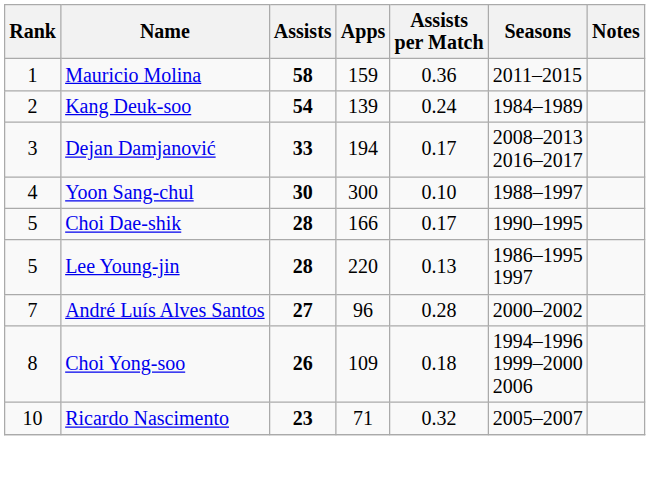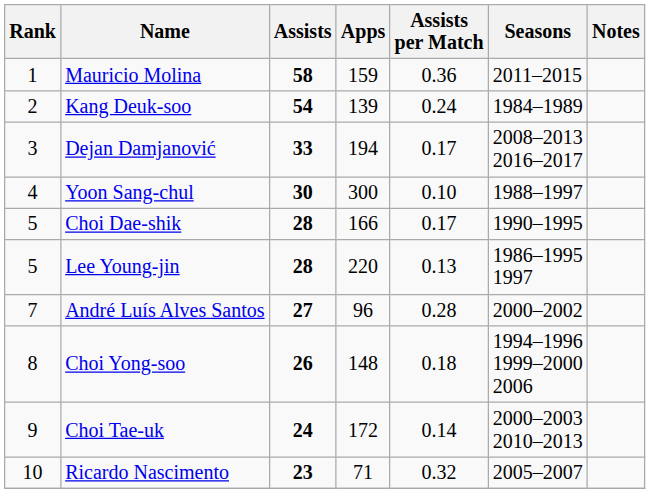(363, 364) 109 -> (363, 364) 148
+ row: (115, 429)
